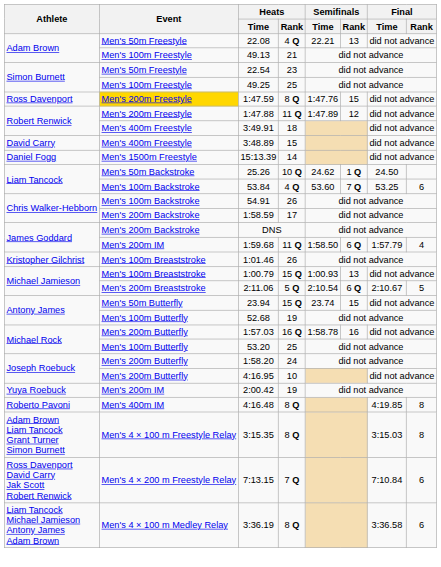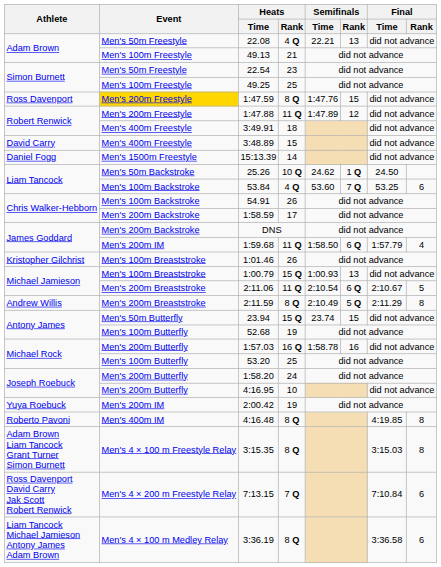(292, 289) 5 Q -> (292, 289) 11 Q
+ row: (258, 303)
